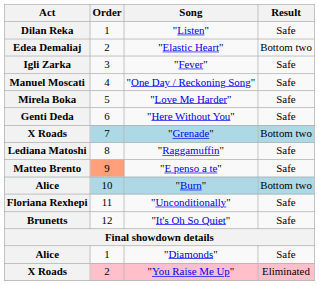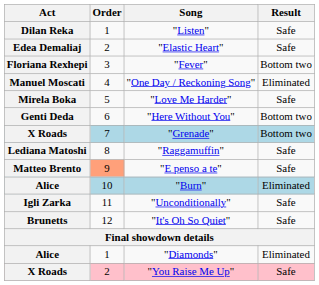(286, 47) Bottom two -> (286, 47) Safe
(47, 64) Igli Zarka -> (47, 64) Floriana Rexhepi
(286, 64) Safe -> (286, 64) Bottom two
(286, 82) Safe -> (286, 82) Eliminated
(286, 116) Safe -> (286, 116) Bottom two
(286, 185) Bottom two -> (286, 185) Eliminated
(47, 202) Floriana Rexhepi -> (47, 202) Igli Zarka
(286, 254) Safe -> (286, 254) Eliminated
(286, 271) Eliminated -> (286, 271) Safe
